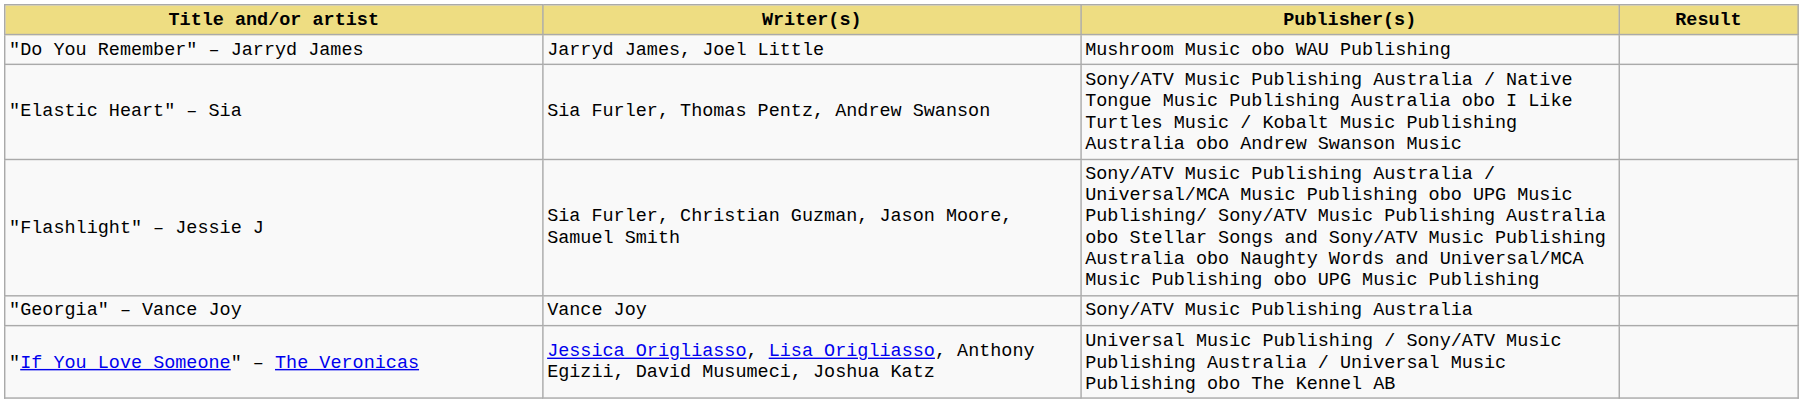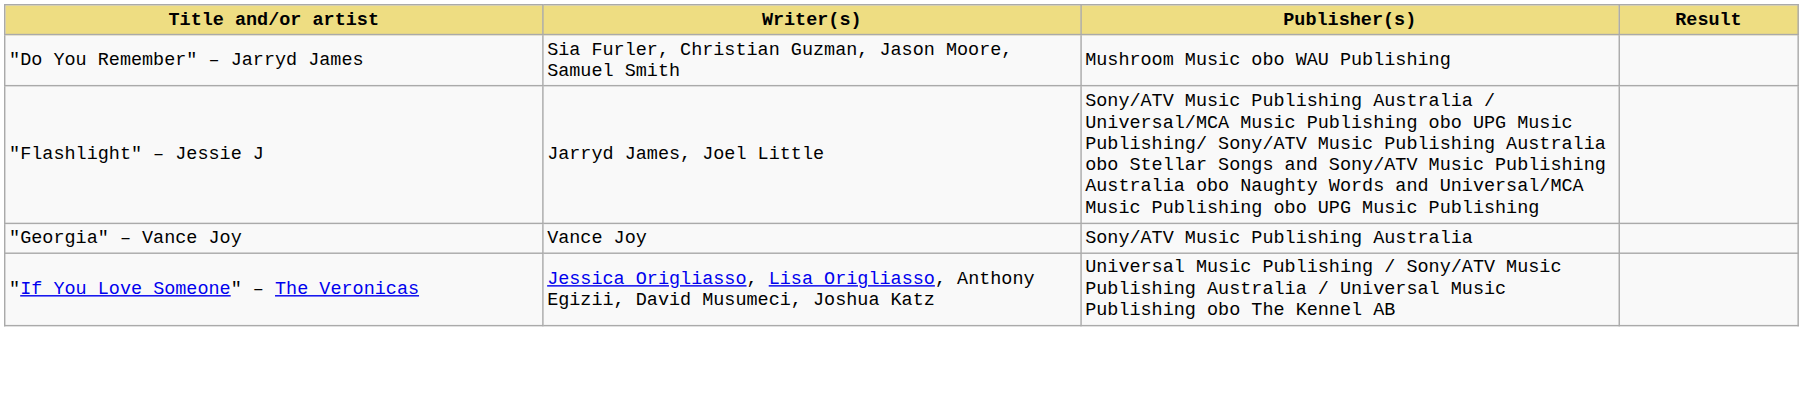(686, 50) Jarryd James, Joel Little -> (780, 60) Sia Furler, Christian Guzman, Jason Moore, Samuel Smith
- row: (125, 112)
(780, 227) Sia Furler, Christian Guzman, Jason Moore, Samuel Smith -> (686, 154) Jarryd James, Joel Little
